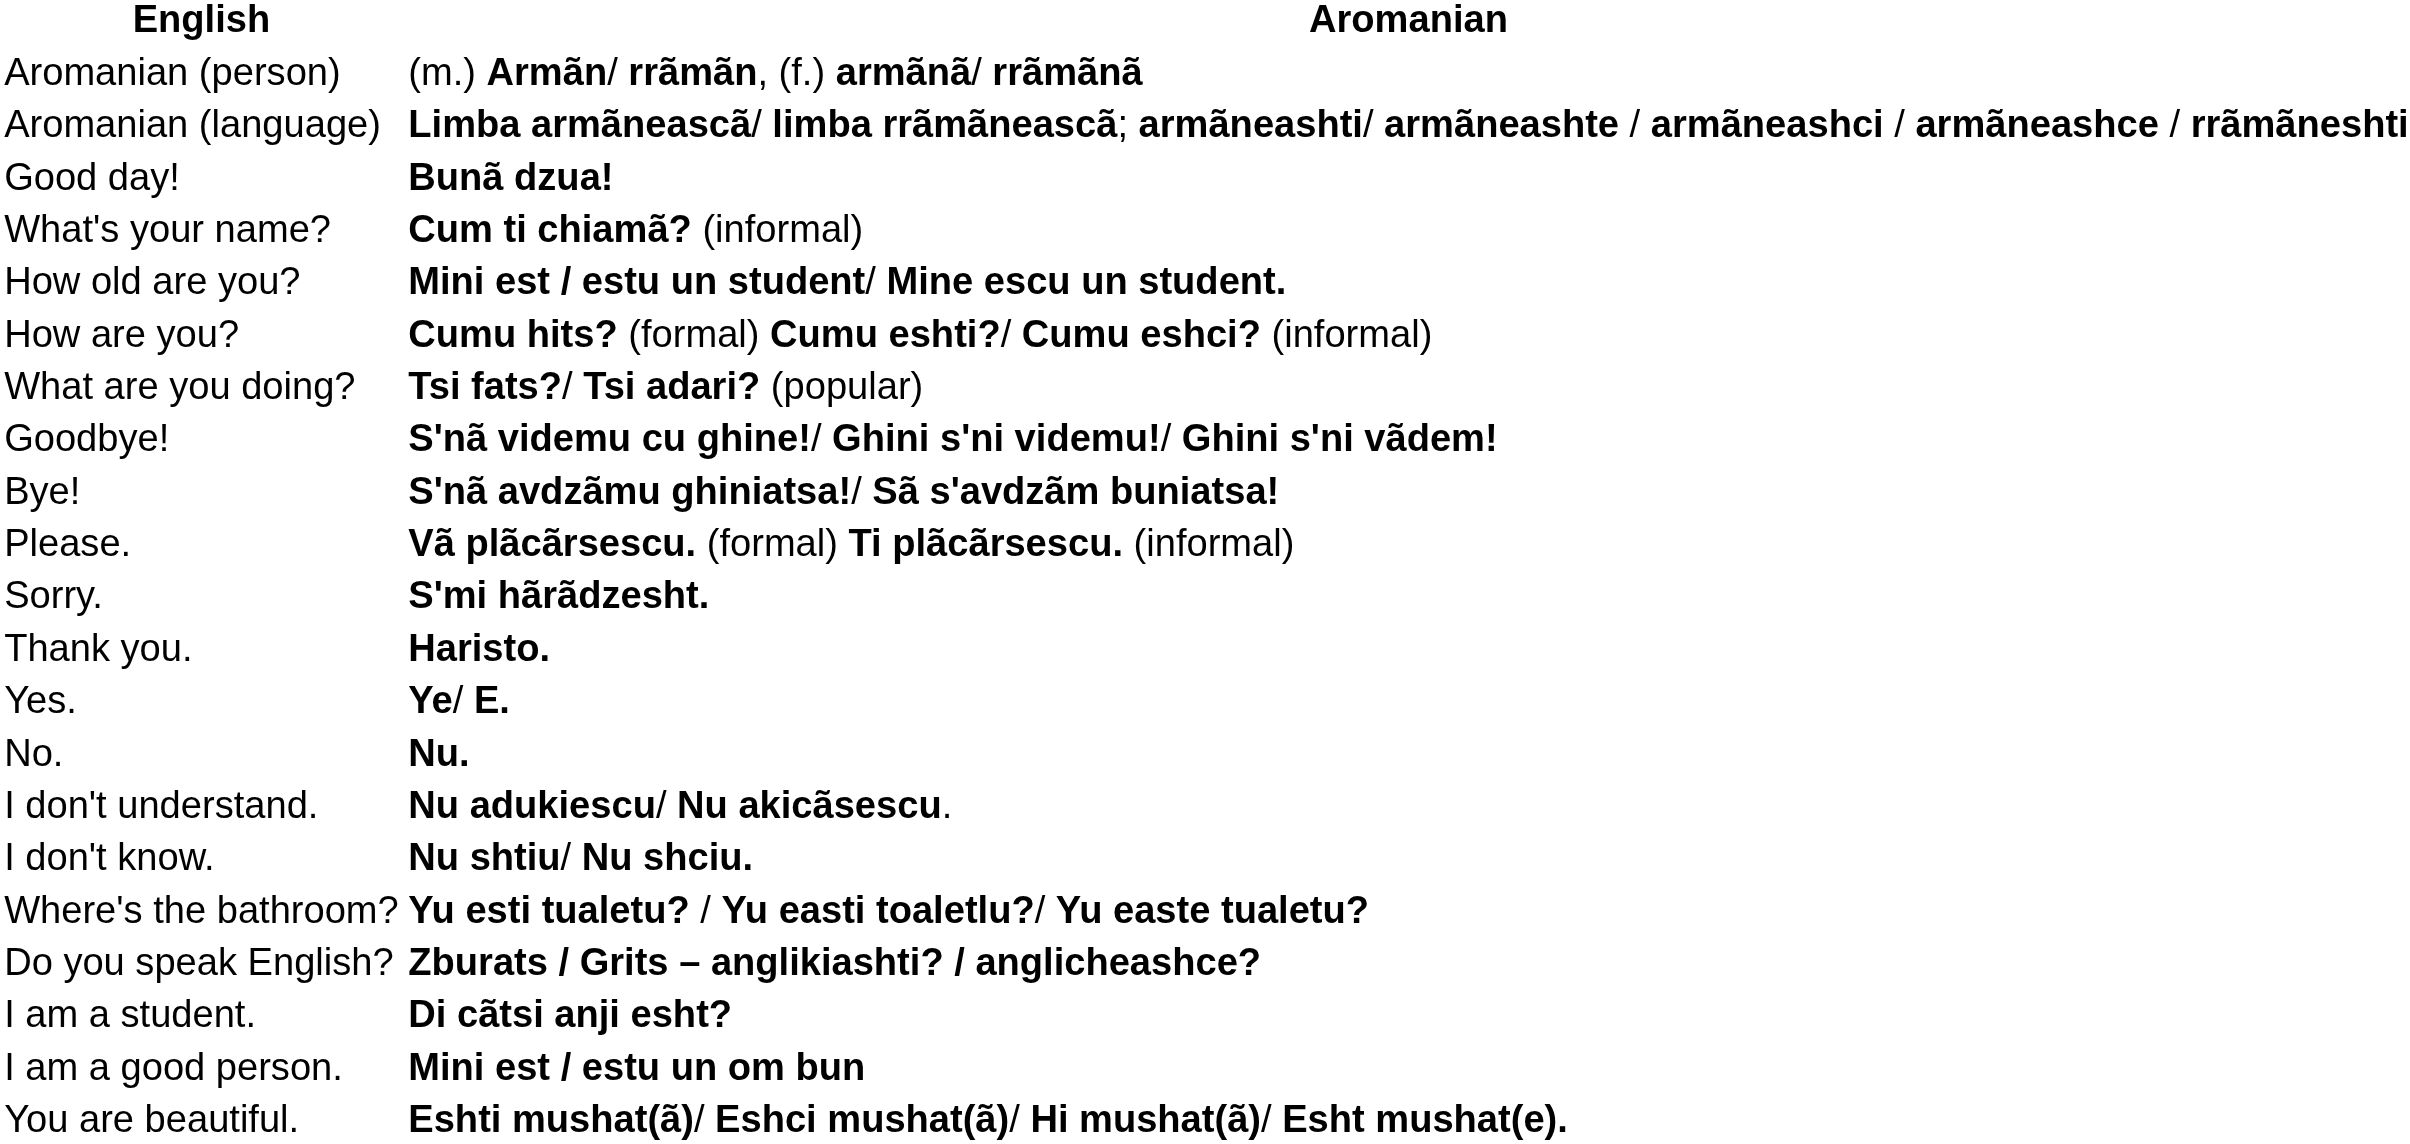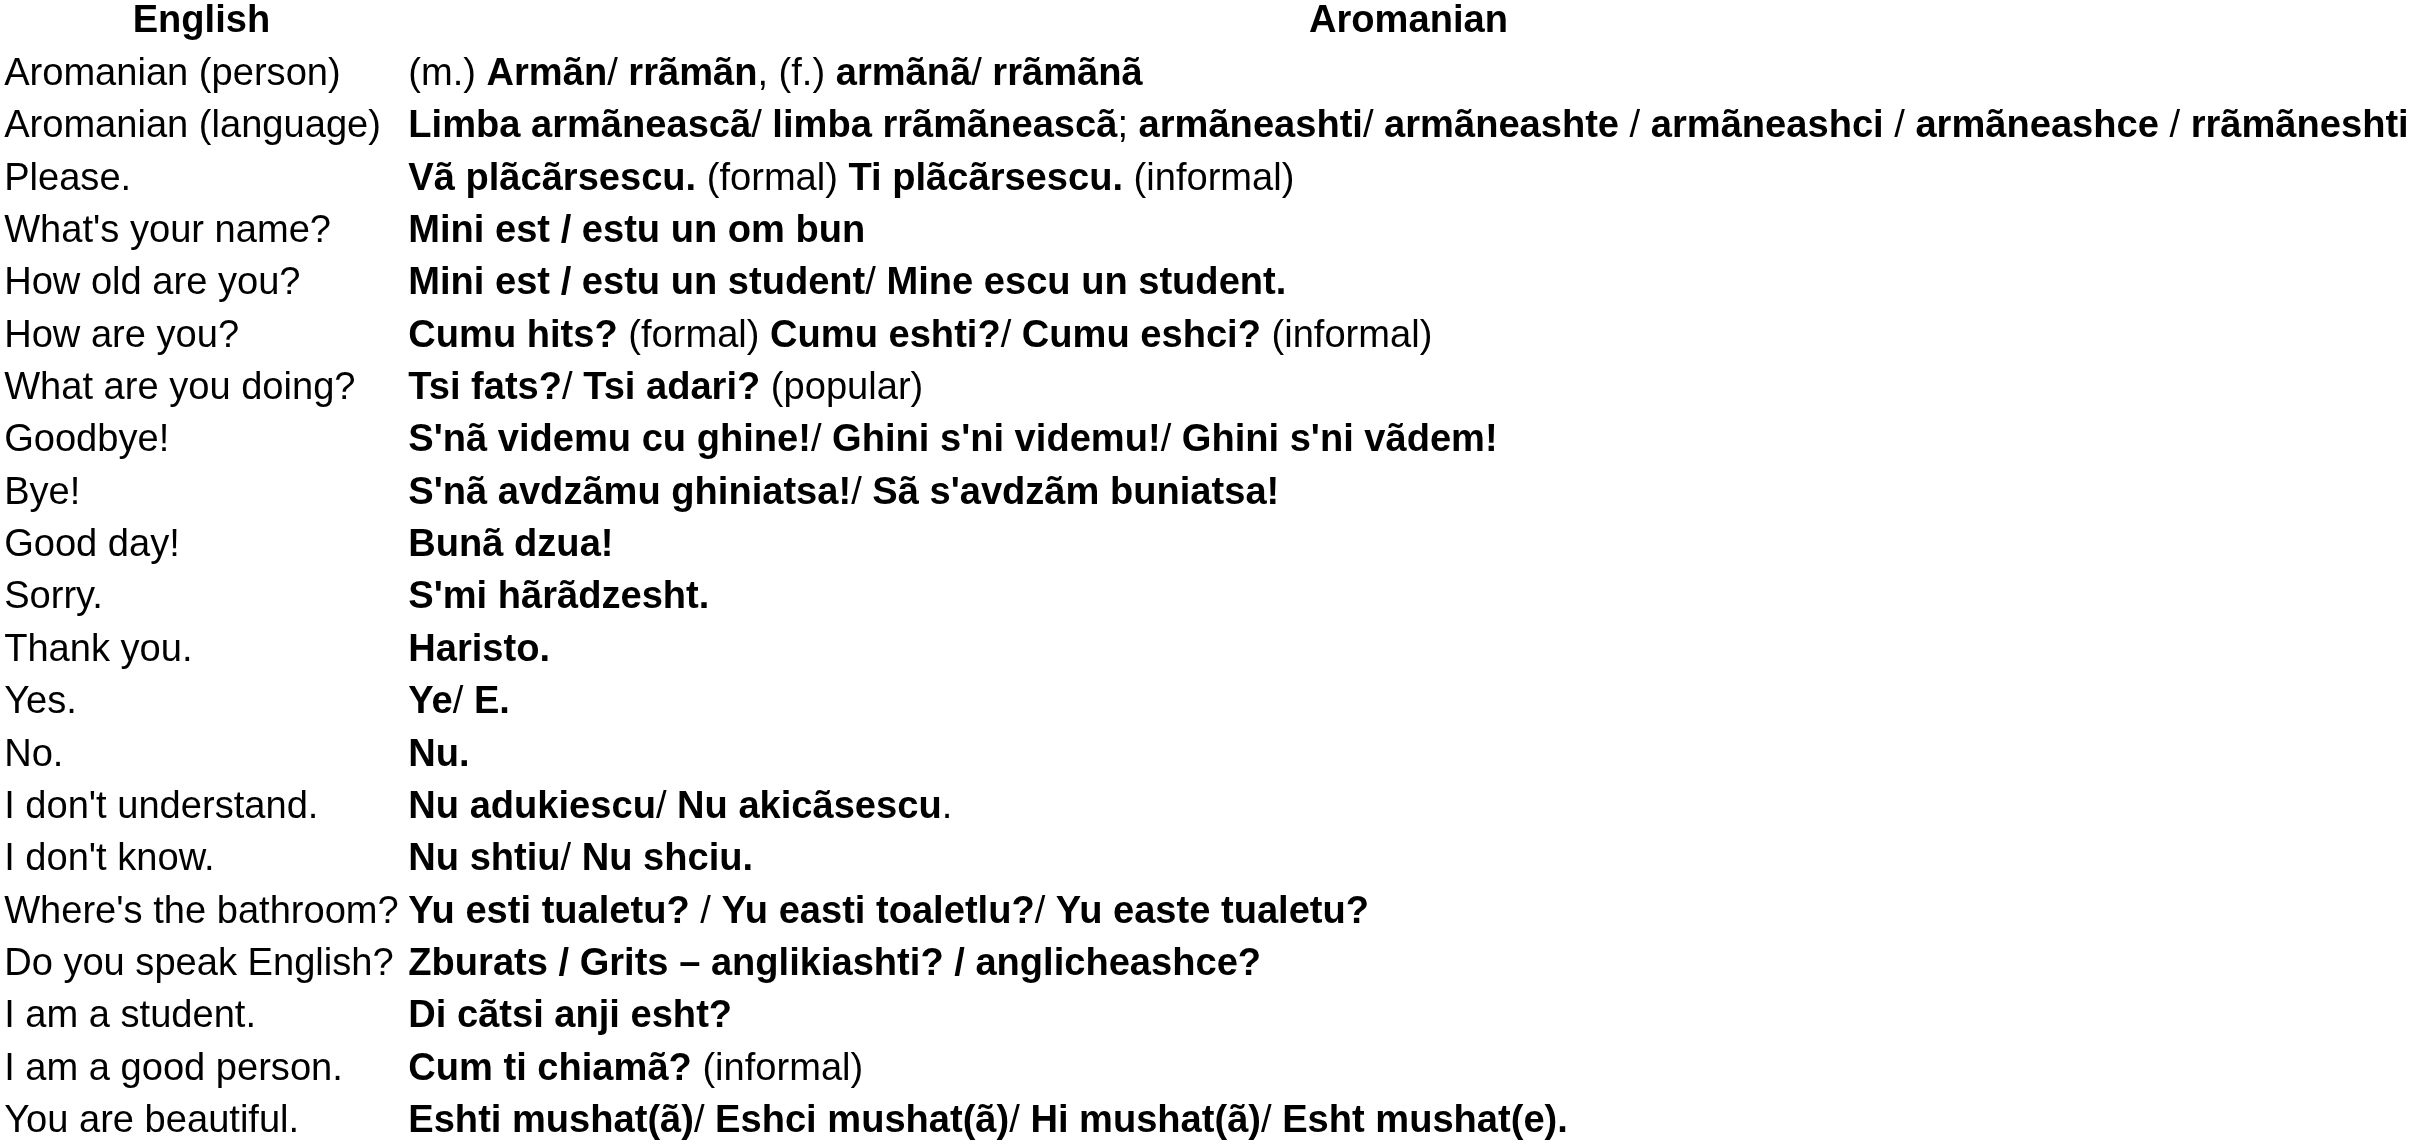rows swapped: (92, 176) <-> (68, 543)
(636, 229) Cum ti chiamã? (informal) -> (637, 229) Mini est / estu un om bun
(637, 1067) Mini est / estu un om bun -> (636, 1067) Cum ti chiamã? (informal)
